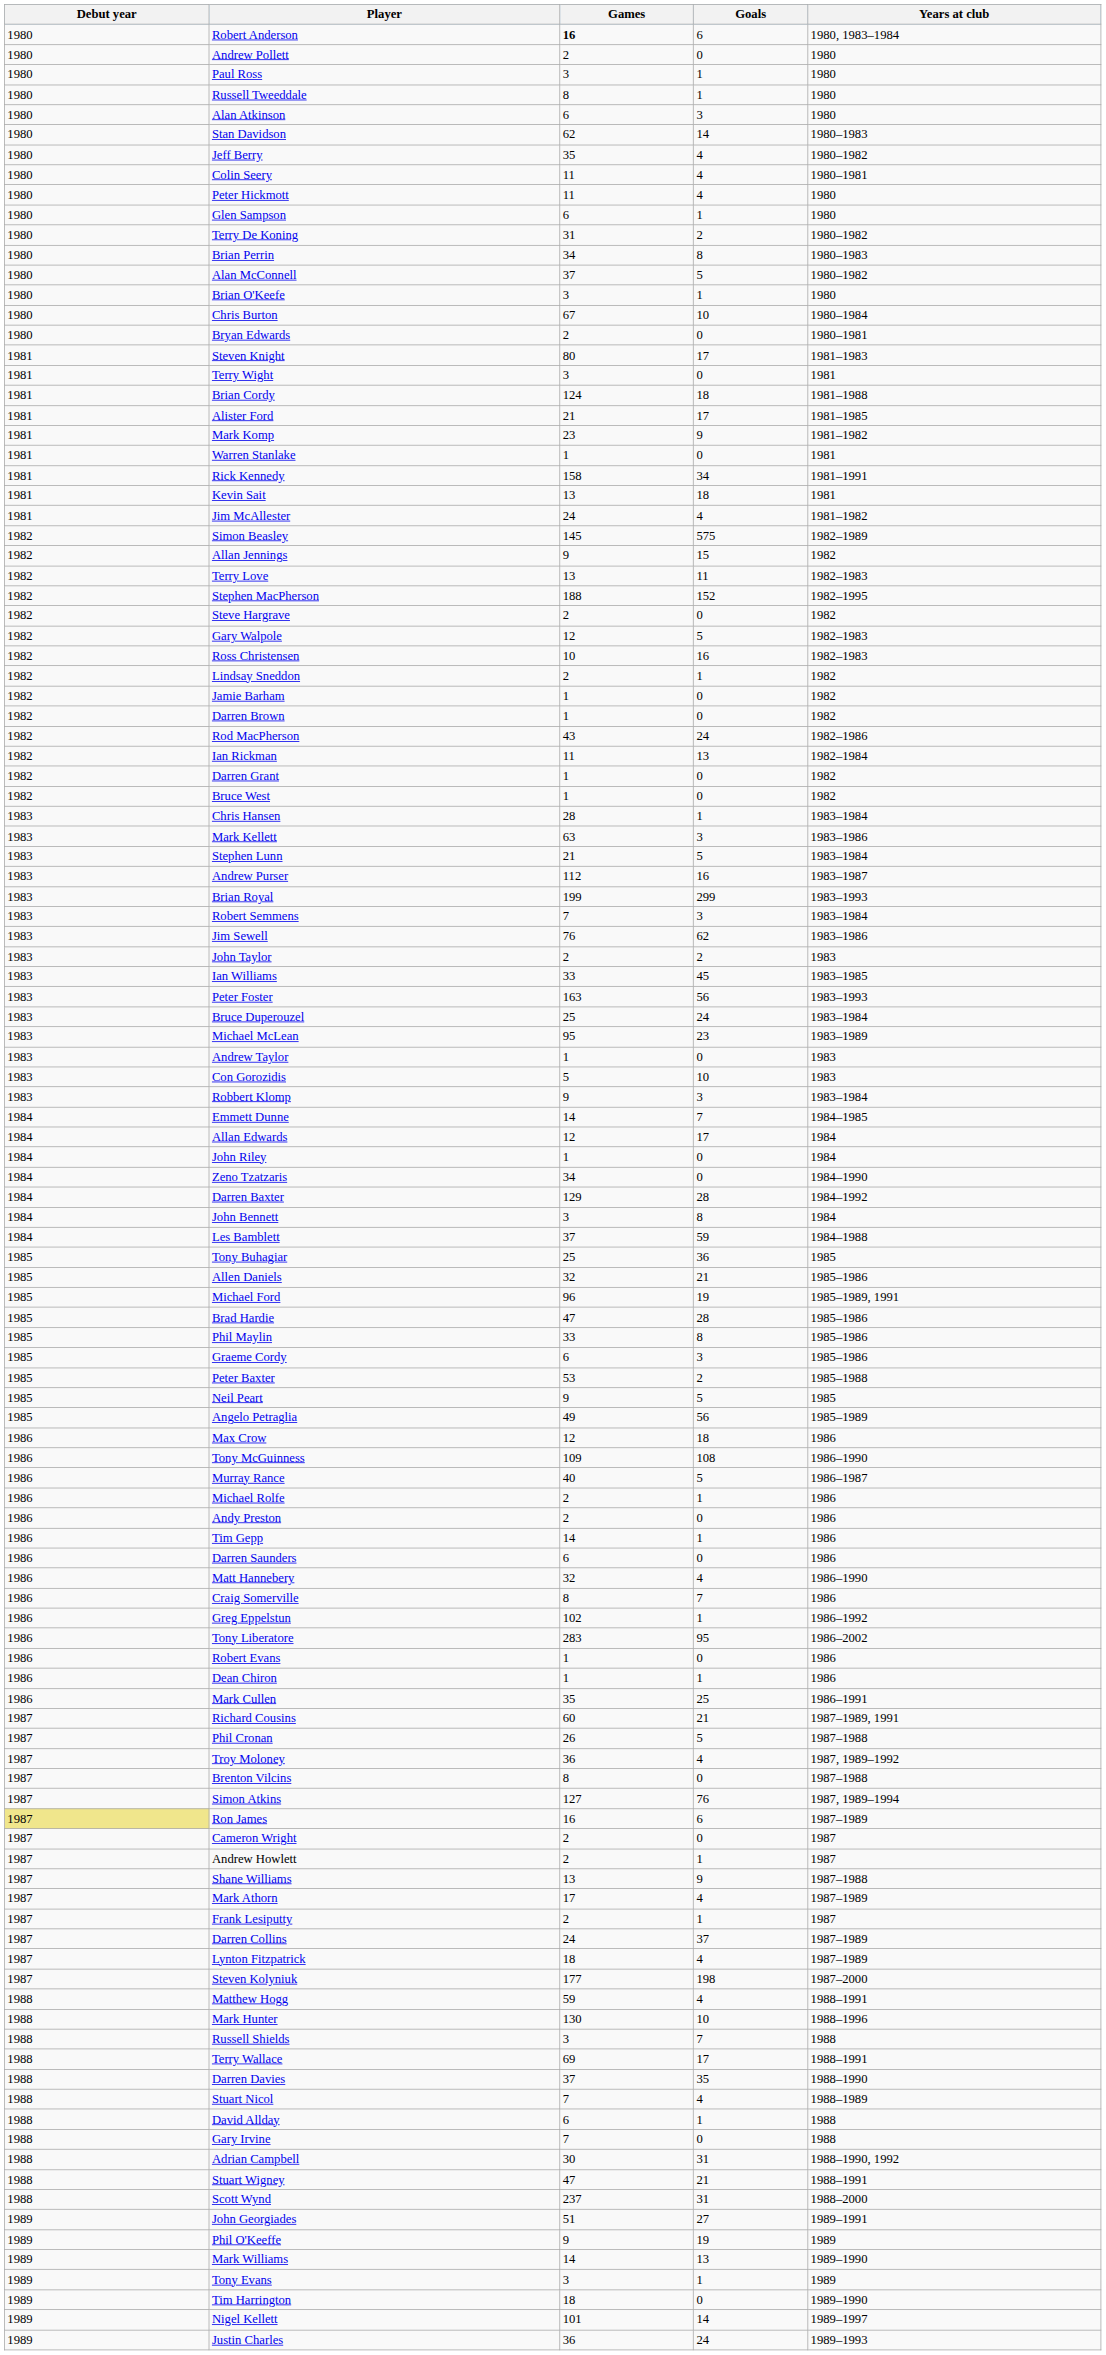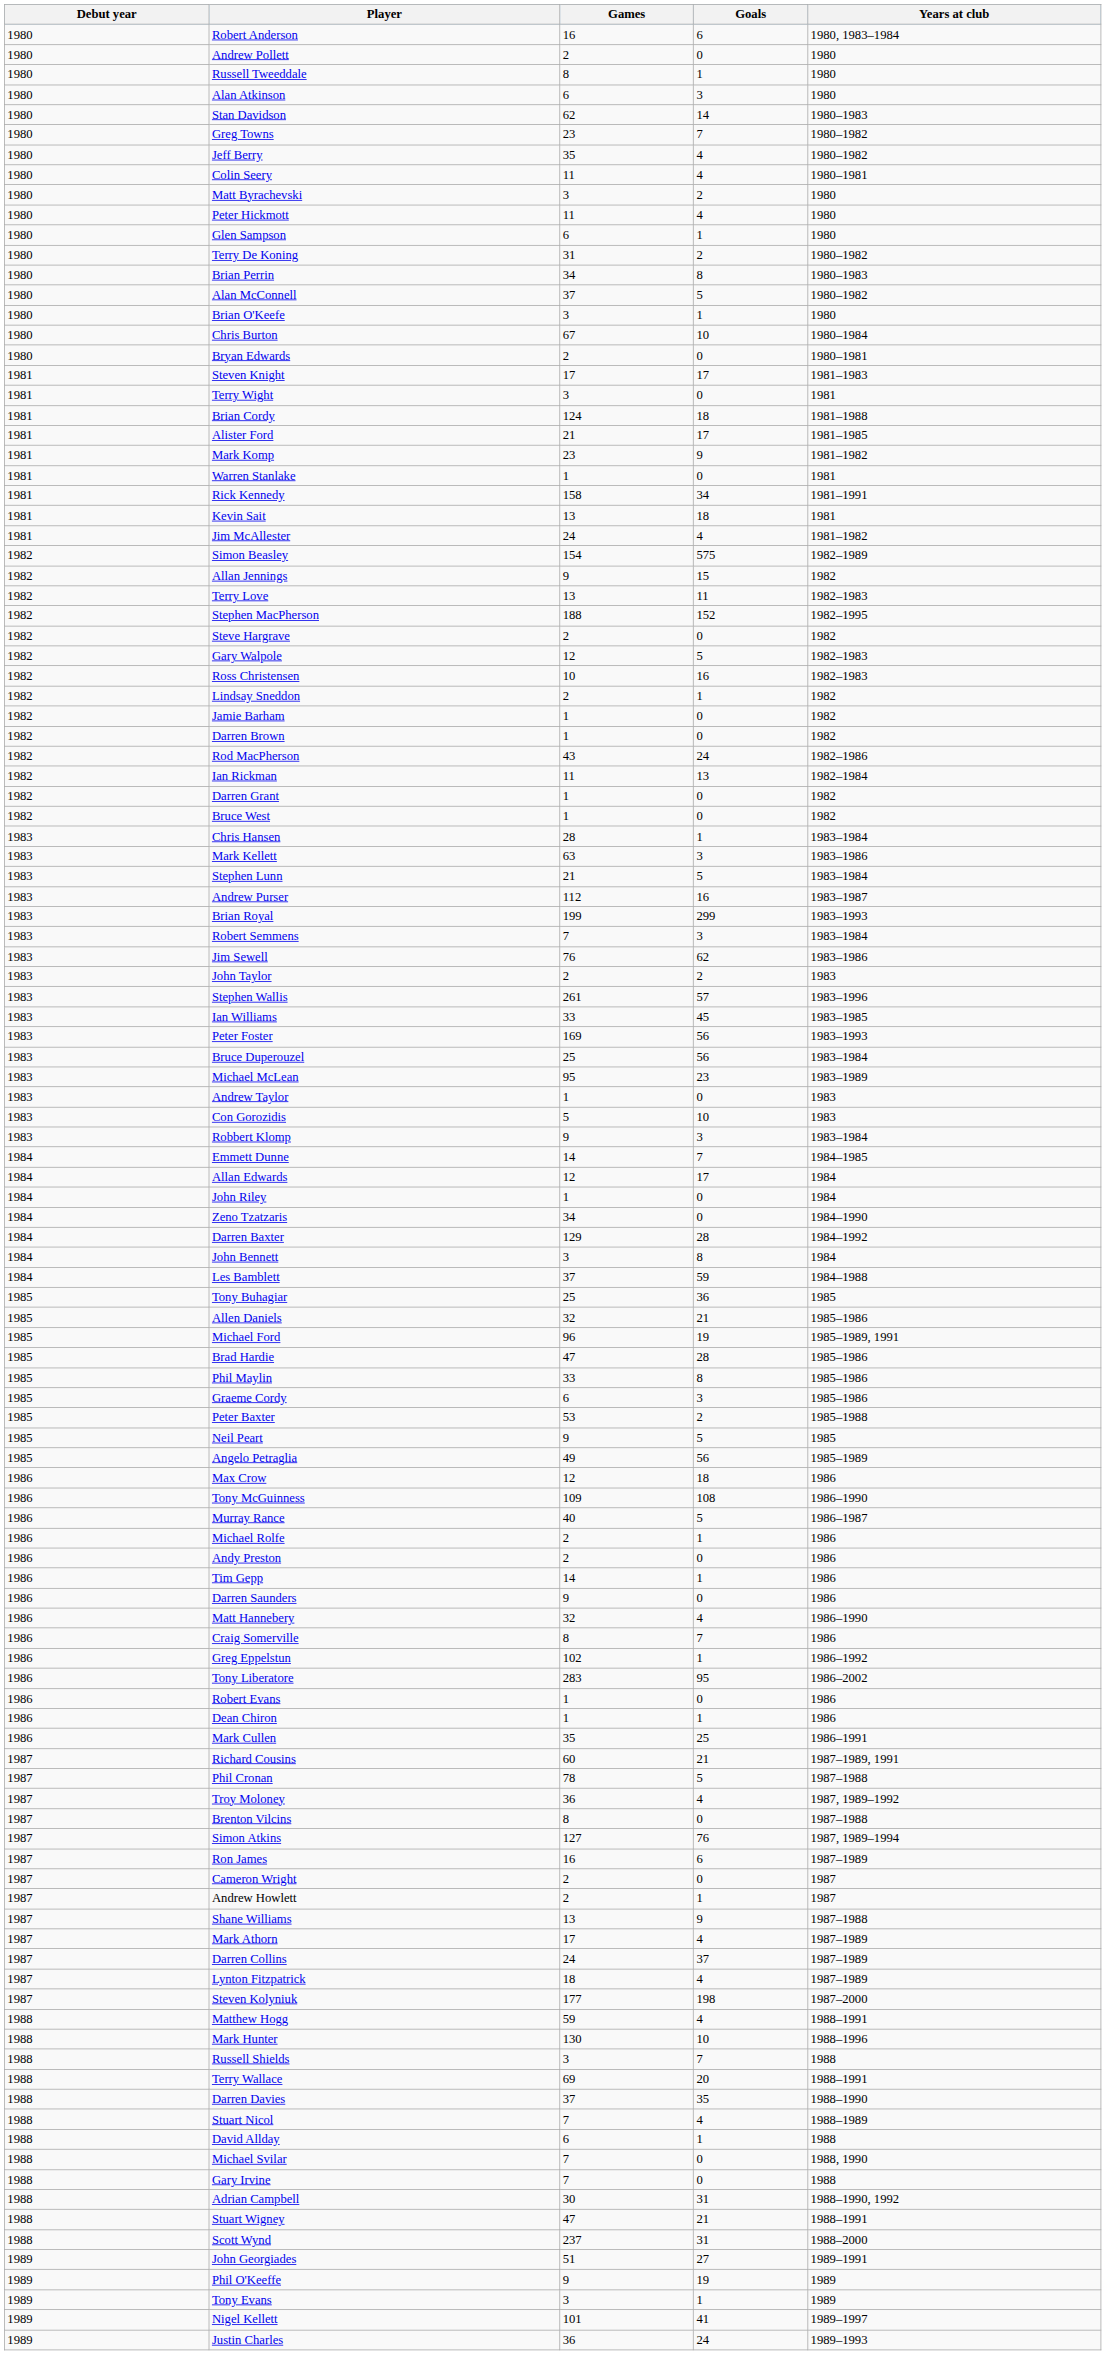(569, 34) bold -> (569, 34) normal
- row: (237, 74)
+ row: (243, 134)
+ row: (257, 194)
(569, 355) 80 -> (569, 375) 17
(572, 535) 145 -> (572, 555) 154
+ row: (250, 996)
(572, 996) 163 -> (572, 1036) 169
(703, 1016) 24 -> (703, 1056) 56
(566, 1558) 6 -> (566, 1598) 9
(569, 1738) 26 -> (569, 1778) 78
(20, 1818) khaki background -> (20, 1858) no background
- row: (252, 1918)
(703, 2059) 17 -> (703, 2079) 20
+ row: (249, 2159)
- row: (250, 2259)
- row: (252, 2299)
(703, 2319) 14 -> (703, 2319) 41
